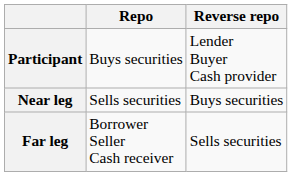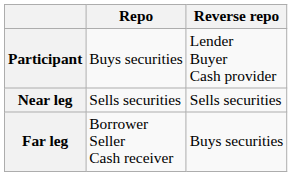(237, 99) Buys securities -> (236, 99) Sells securities
(236, 141) Sells securities -> (237, 141) Buys securities
